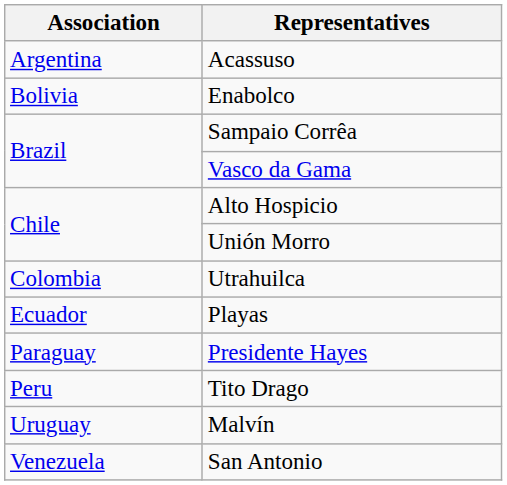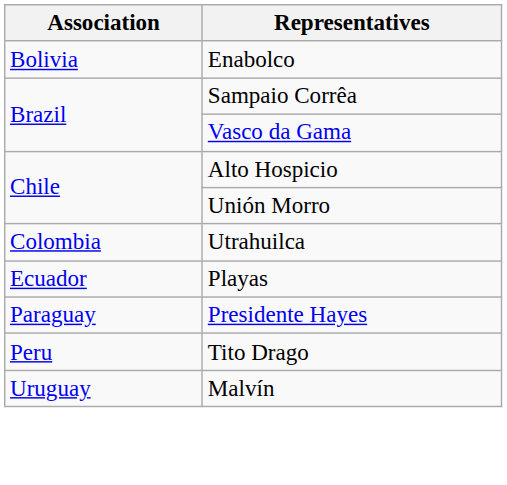- row: (251, 59)
- row: (265, 461)
